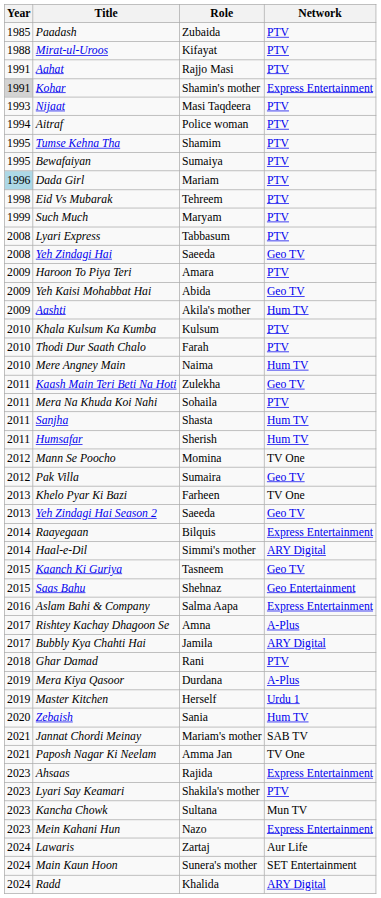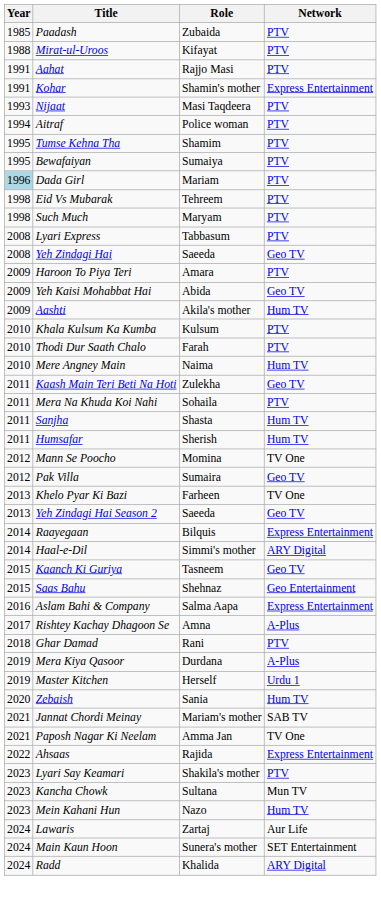(19, 87) lightgrey background -> (19, 87) no background
(19, 217) 1999 -> (19, 217) 1998
- row: (91, 643)
(19, 773) 2023 -> (19, 754) 2022
(320, 828) Express Entertainment -> (288, 810) Hum TV
